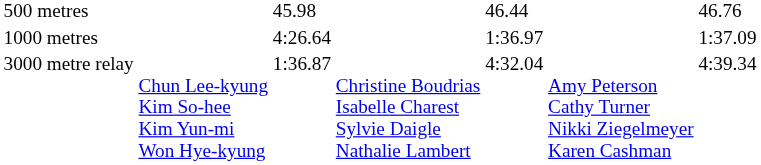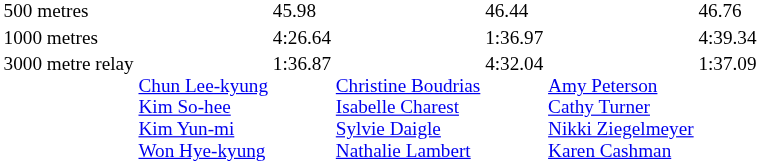(728, 37) 1:37.09 -> (728, 37) 4:39.34
(728, 64) 4:39.34 -> (728, 64) 1:37.09
